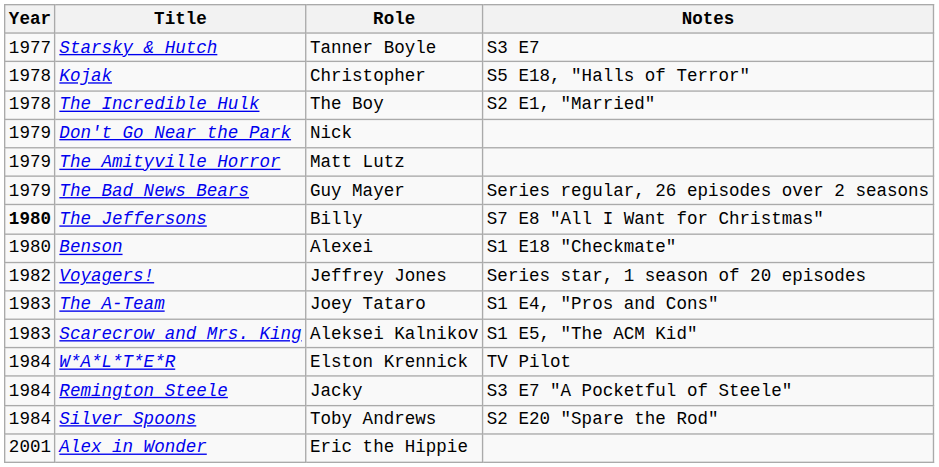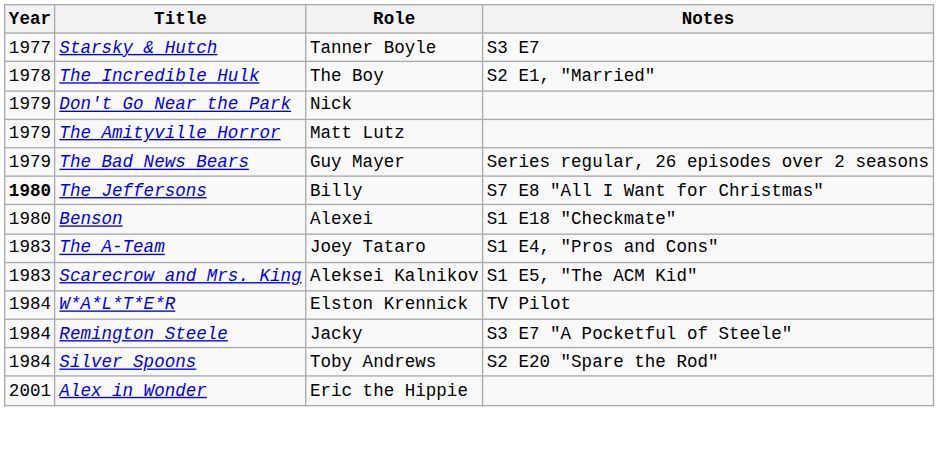- row: (86, 76)
- row: (107, 276)
